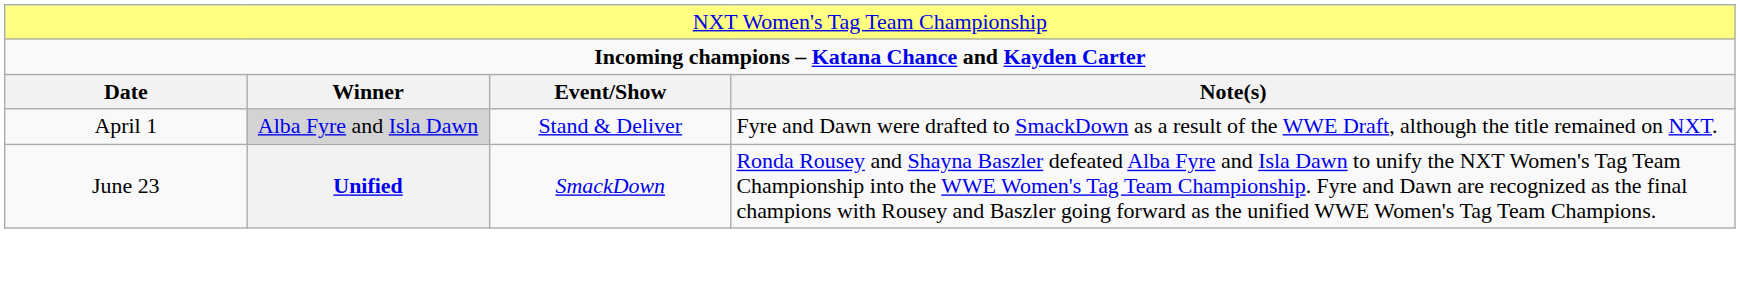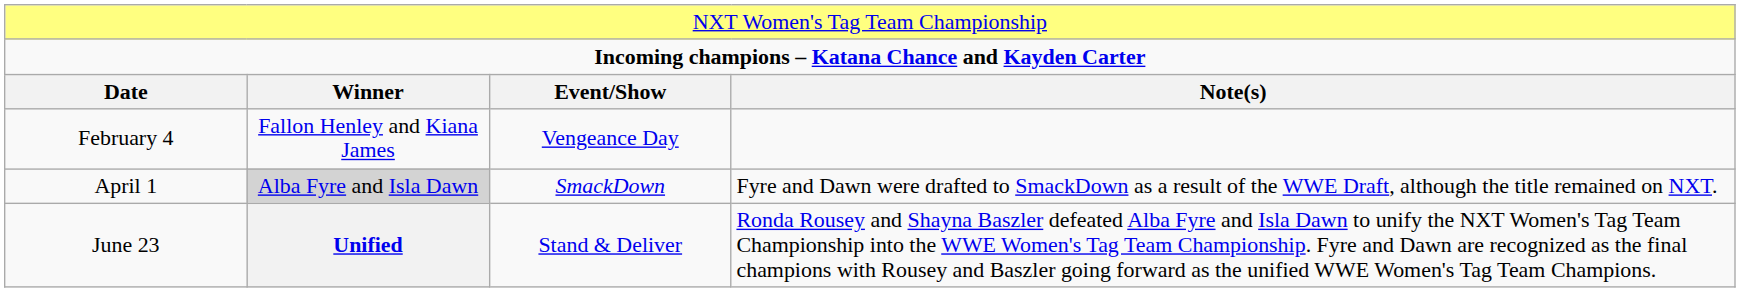+ row: (126, 138)
(610, 126) Stand & Deliver -> (610, 185) SmackDown
(610, 185) SmackDown -> (610, 245) Stand & Deliver
